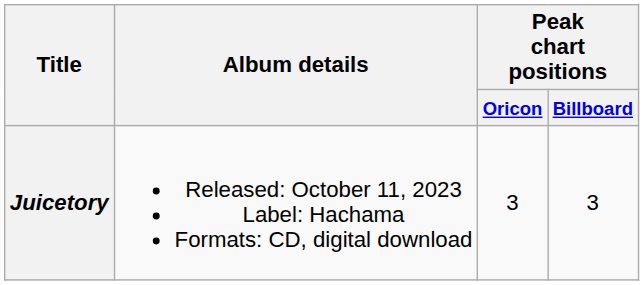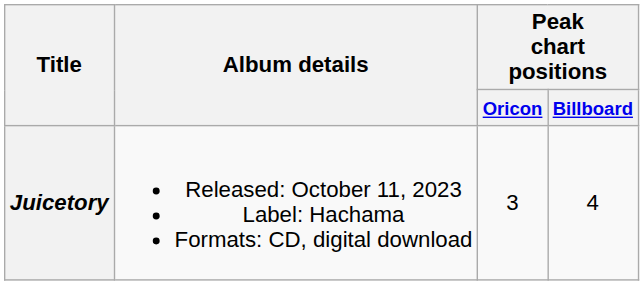(593, 202) 3 -> (593, 202) 4
